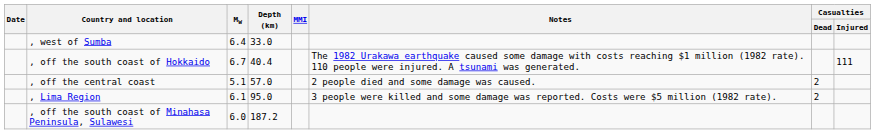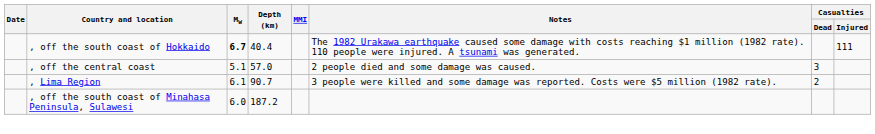- row: (70, 41)
(238, 62) normal -> (238, 47) bold
(816, 82) 2 -> (816, 67) 3
(261, 96) 95.0 -> (261, 82) 90.7
